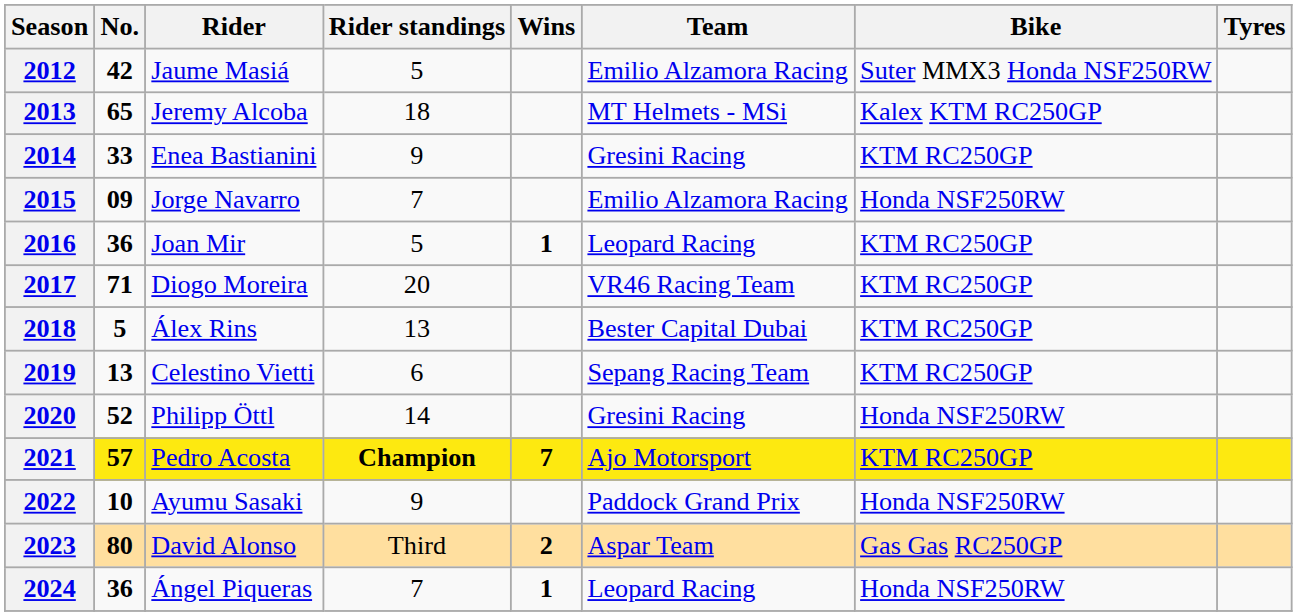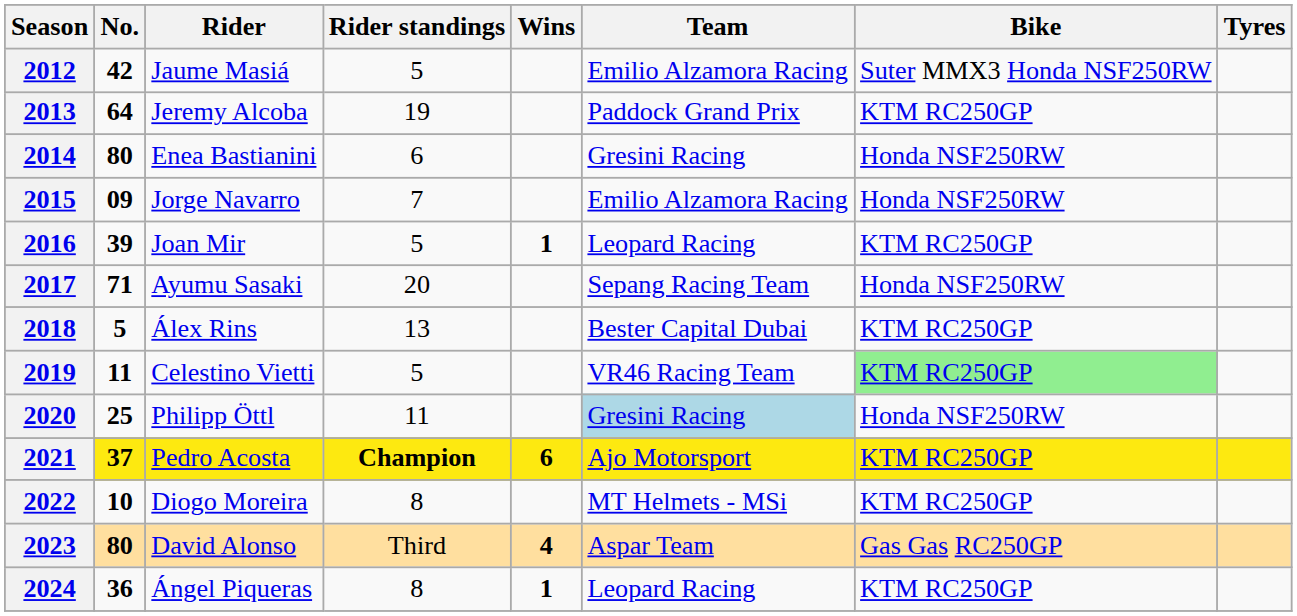(120, 112) 65 -> (120, 112) 64
(417, 112) 18 -> (417, 112) 19
(687, 112) MT Helmets - MSi -> (694, 112) Paddock Grand Prix
(981, 112) Kalex KTM RC250GP -> (946, 112) KTM RC250GP
(120, 156) 33 -> (120, 156) 80
(417, 156) 9 -> (417, 156) 6
(946, 156) KTM RC250GP -> (962, 156) Honda NSF250RW
(120, 242) 36 -> (120, 242) 39
(230, 285) Diogo Moreira -> (227, 285) Ayumu Sasaki
(691, 285) VR46 Racing Team -> (698, 285) Sepang Racing Team
(946, 285) KTM RC250GP -> (962, 285) Honda NSF250RW
(120, 372) 13 -> (120, 372) 11
(417, 372) 6 -> (417, 372) 5
(698, 372) Sepang Racing Team -> (691, 372) VR46 Racing Team
(946, 372) no background -> (946, 372) lightgreen background
(120, 415) 52 -> (120, 415) 25
(417, 415) 14 -> (417, 415) 11
(666, 415) no background -> (666, 415) lightblue background
(120, 458) 57 -> (120, 458) 37
(546, 458) 7 -> (546, 458) 6
(227, 501) Ayumu Sasaki -> (230, 501) Diogo Moreira
(417, 501) 9 -> (417, 501) 8
(694, 501) Paddock Grand Prix -> (687, 501) MT Helmets - MSi
(962, 501) Honda NSF250RW -> (946, 501) KTM RC250GP
(546, 545) 2 -> (546, 545) 4
(417, 588) 7 -> (417, 588) 8
(962, 588) Honda NSF250RW -> (946, 588) KTM RC250GP
